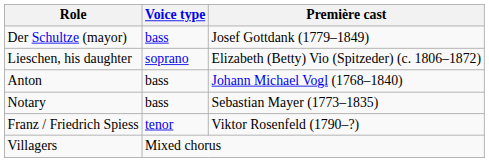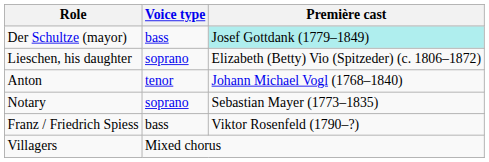(290, 37) no background -> (290, 37) paleturquoise background
(157, 80) bass -> (159, 80) tenor
(157, 102) bass -> (167, 102) soprano
(159, 124) tenor -> (157, 124) bass
